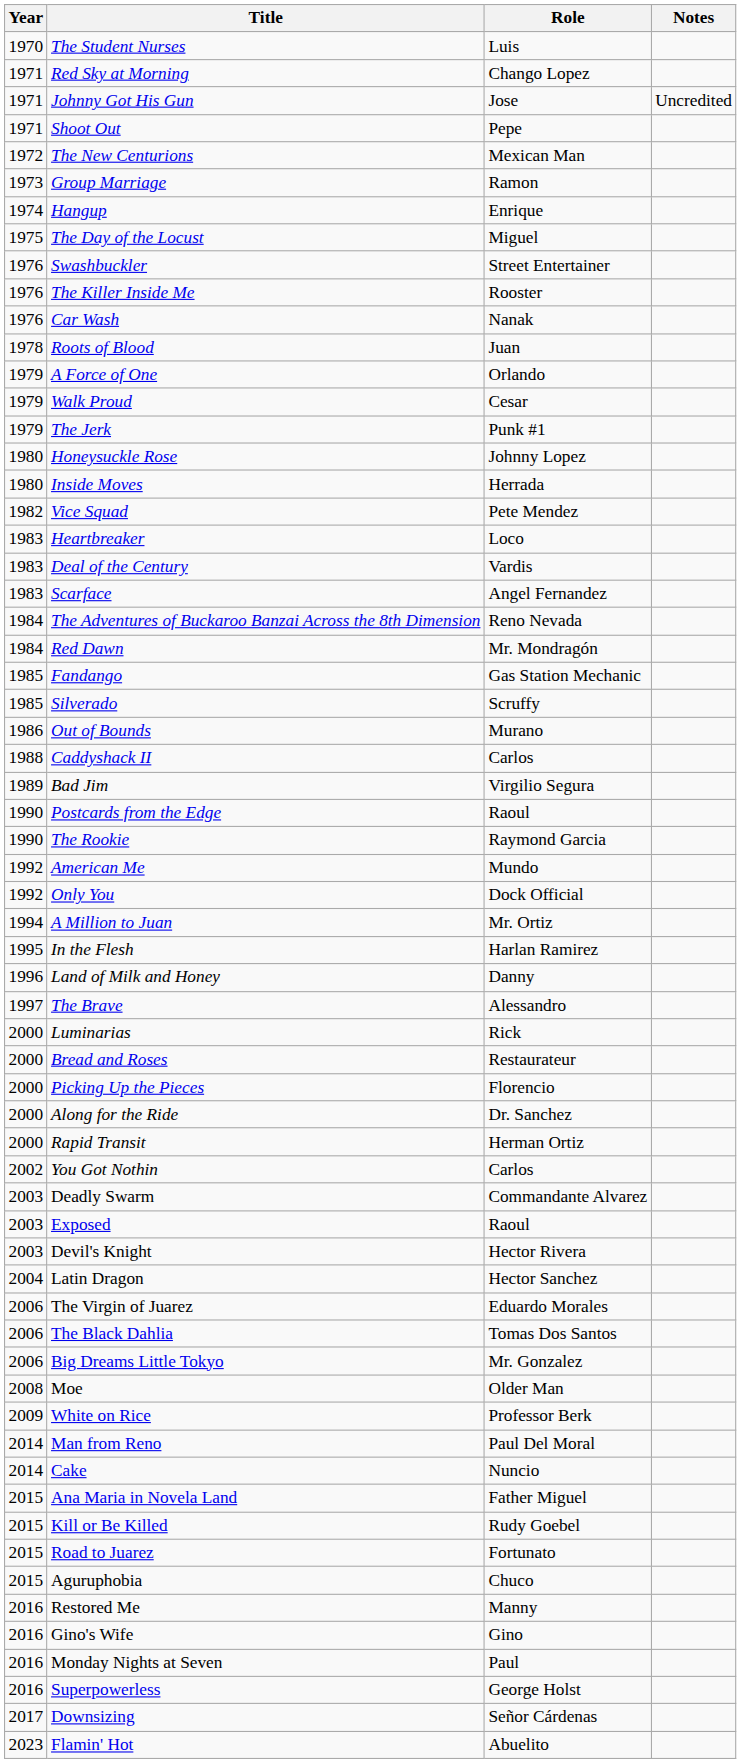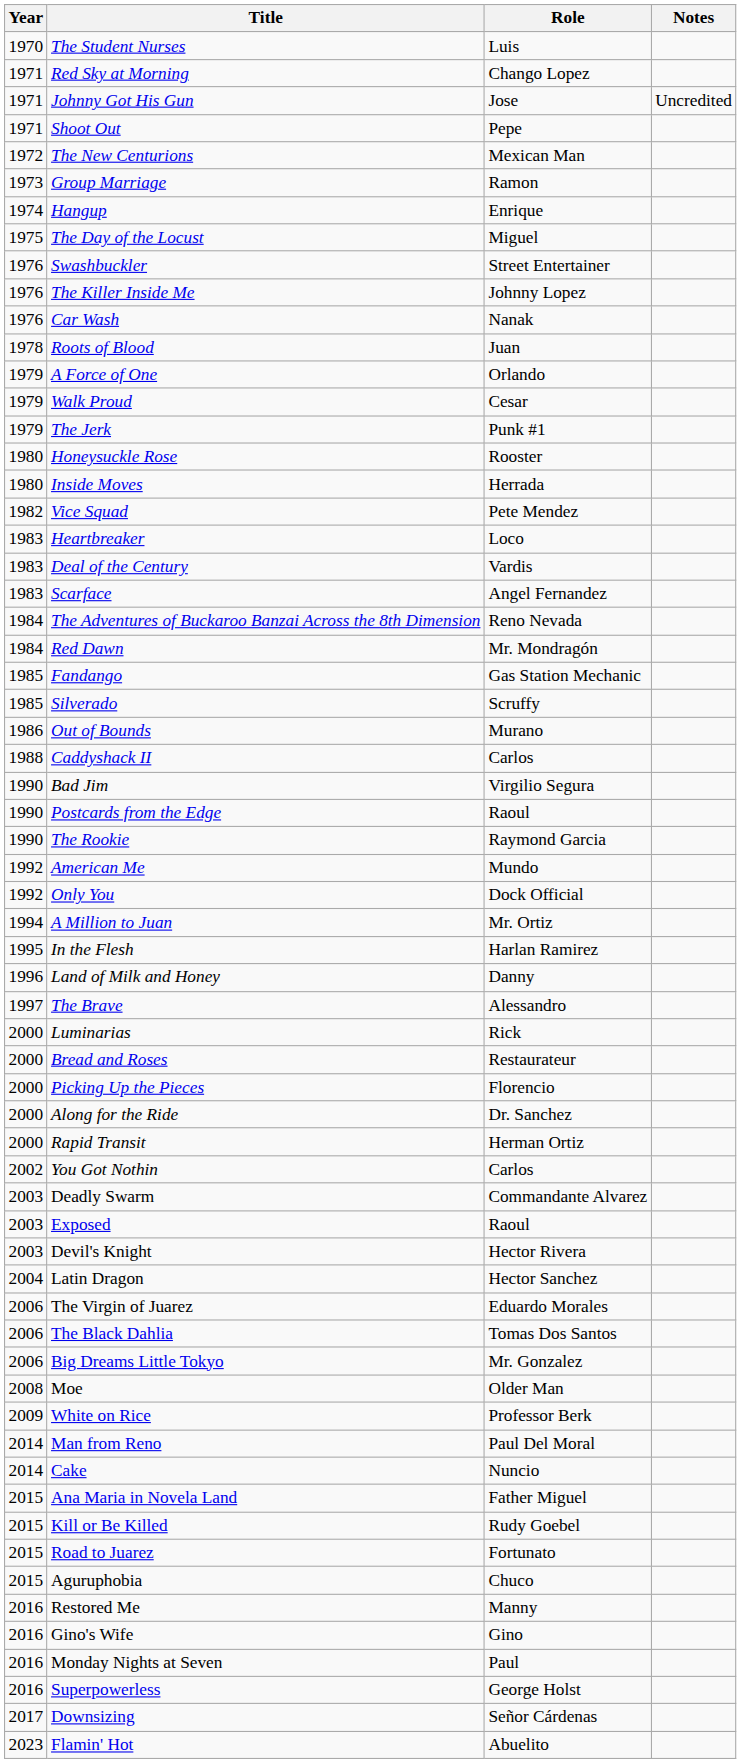(515, 292) Rooster -> (537, 292) Johnny Lopez
(537, 456) Johnny Lopez -> (515, 456) Rooster
(26, 785) 1989 -> (26, 785) 1990
